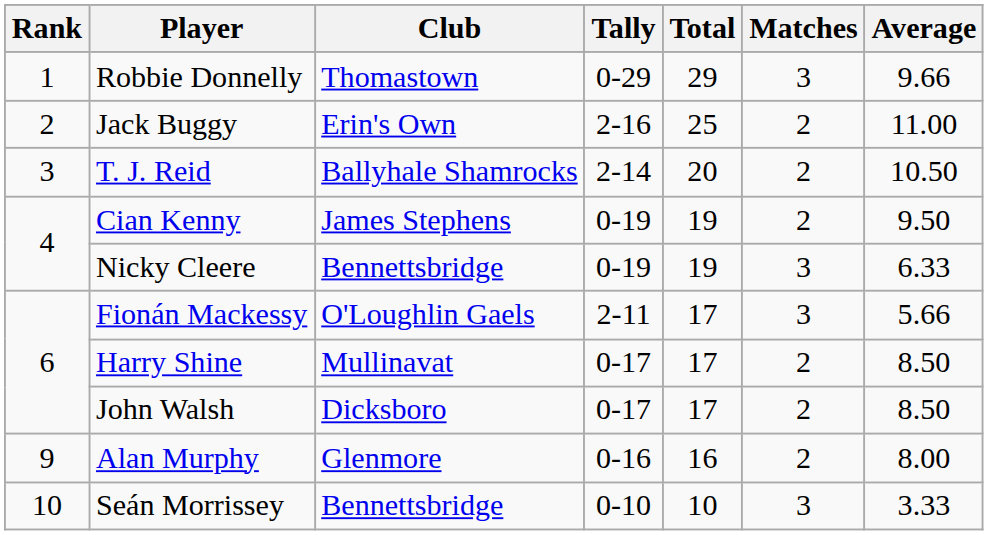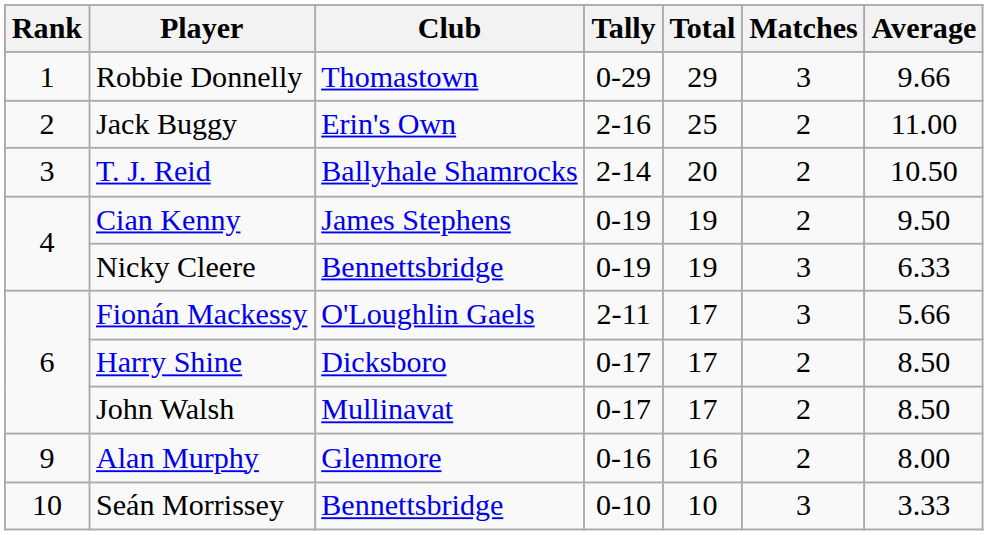(387, 362) Mullinavat -> (384, 362) Dicksboro
(384, 409) Dicksboro -> (387, 409) Mullinavat
